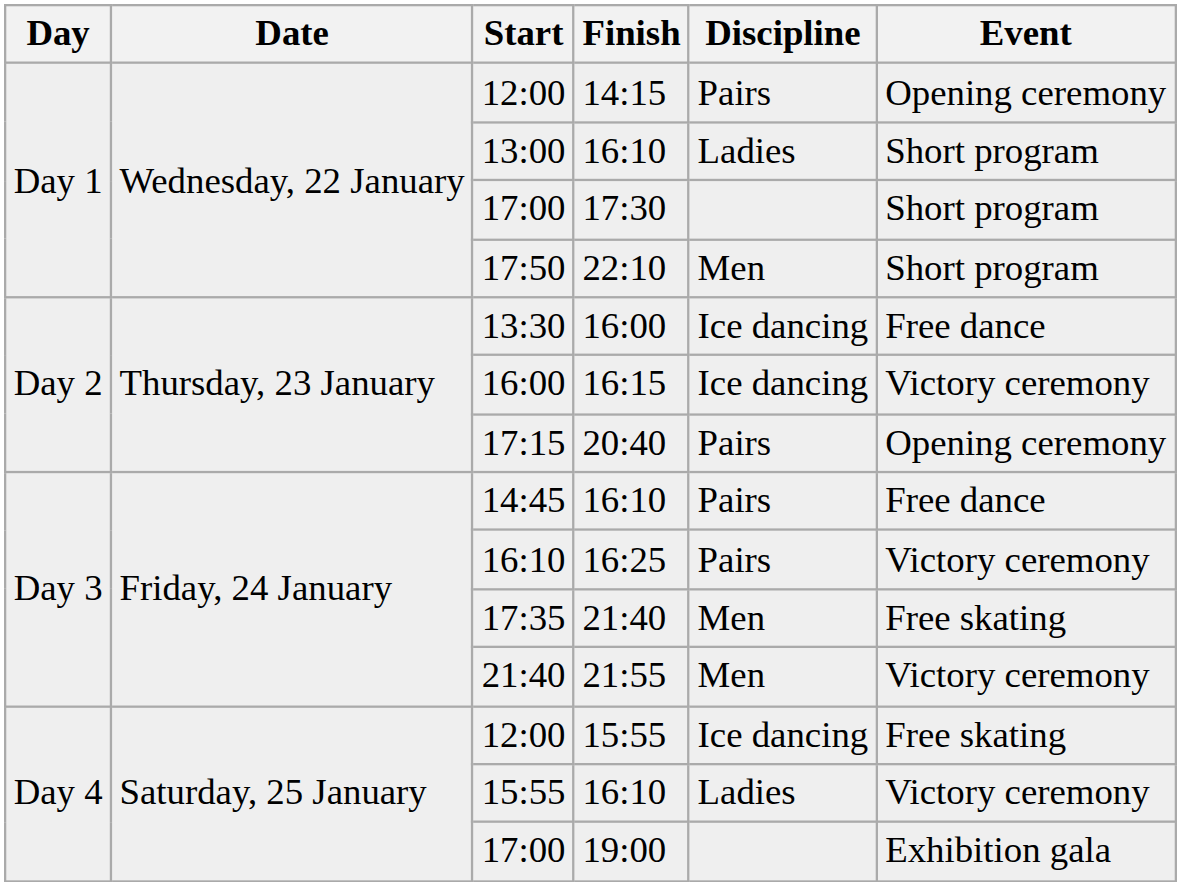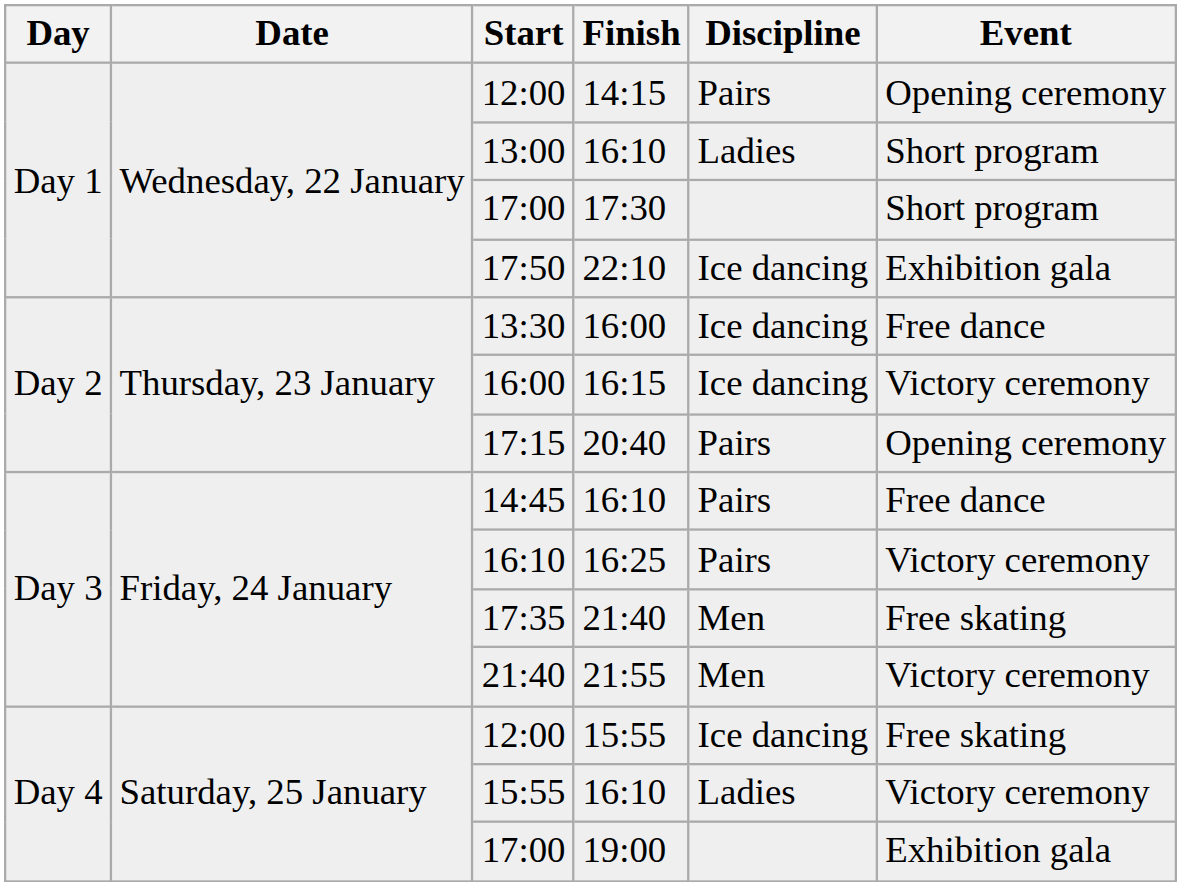(731, 267) Men -> (783, 267) Ice dancing
(992, 267) Short program -> (998, 267) Exhibition gala
